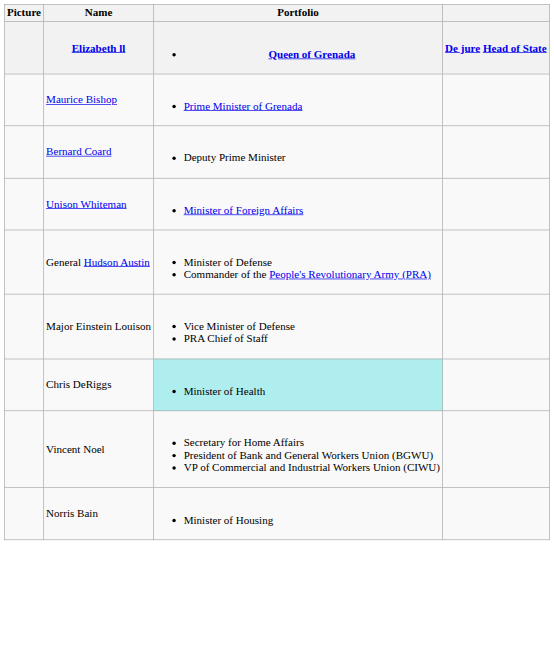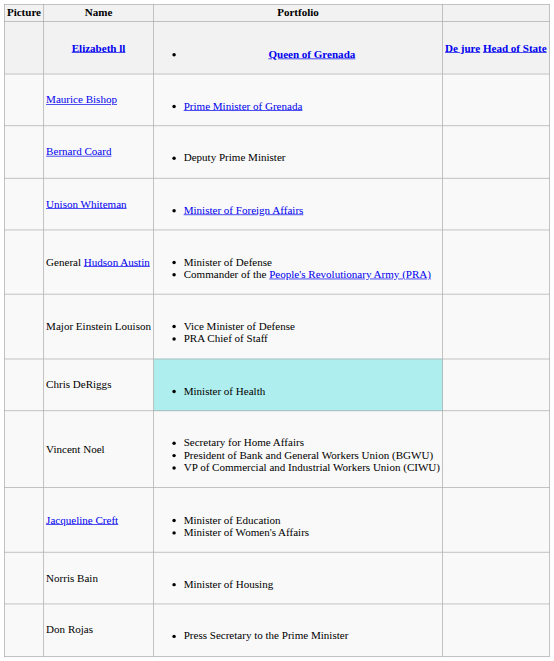+ row: (82, 519)
+ row: (70, 630)
